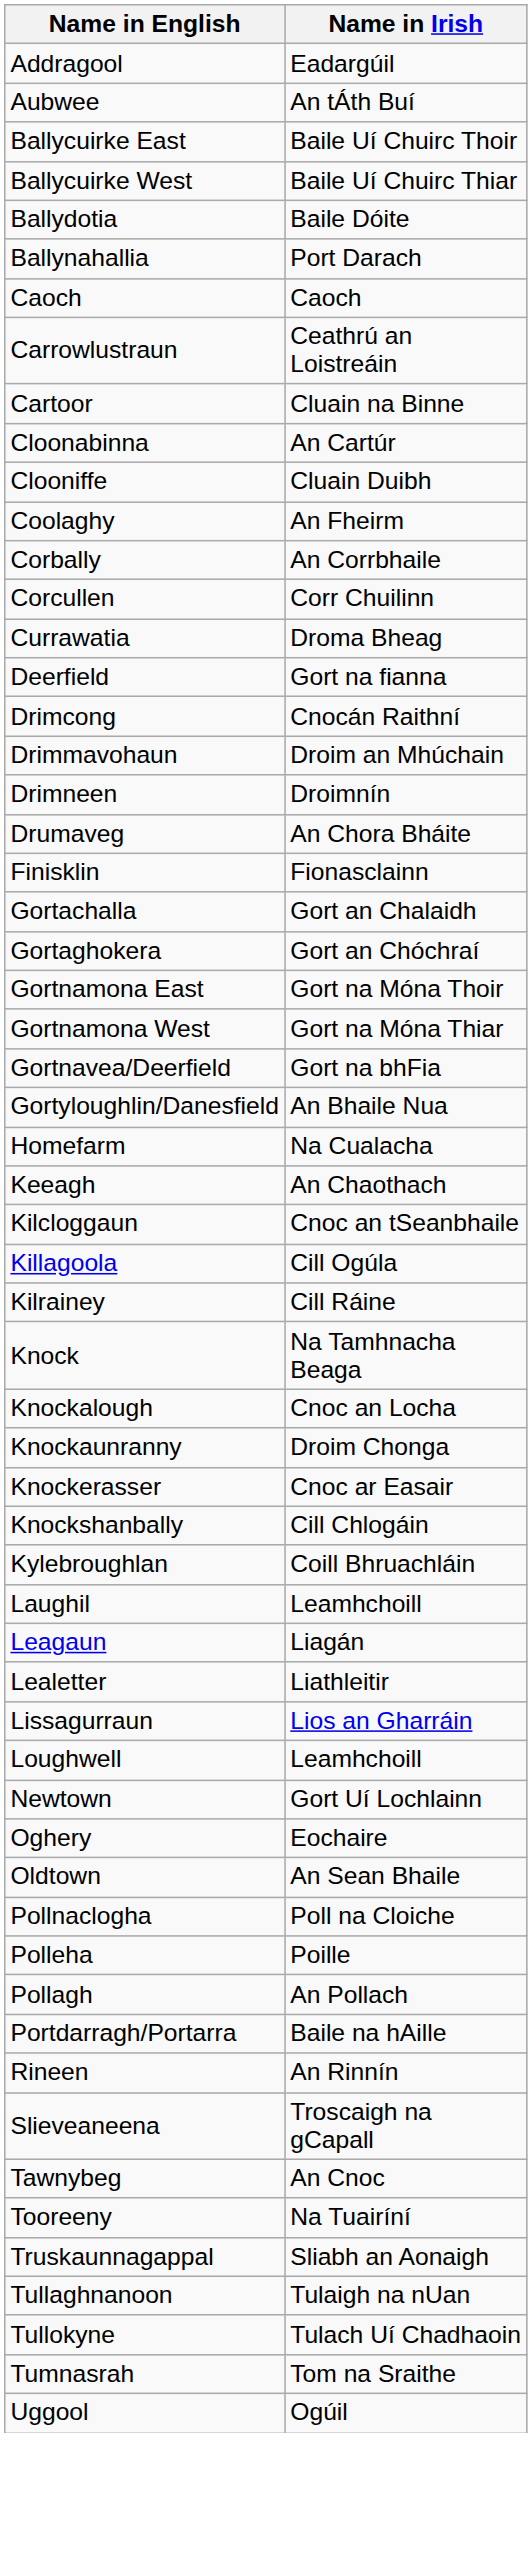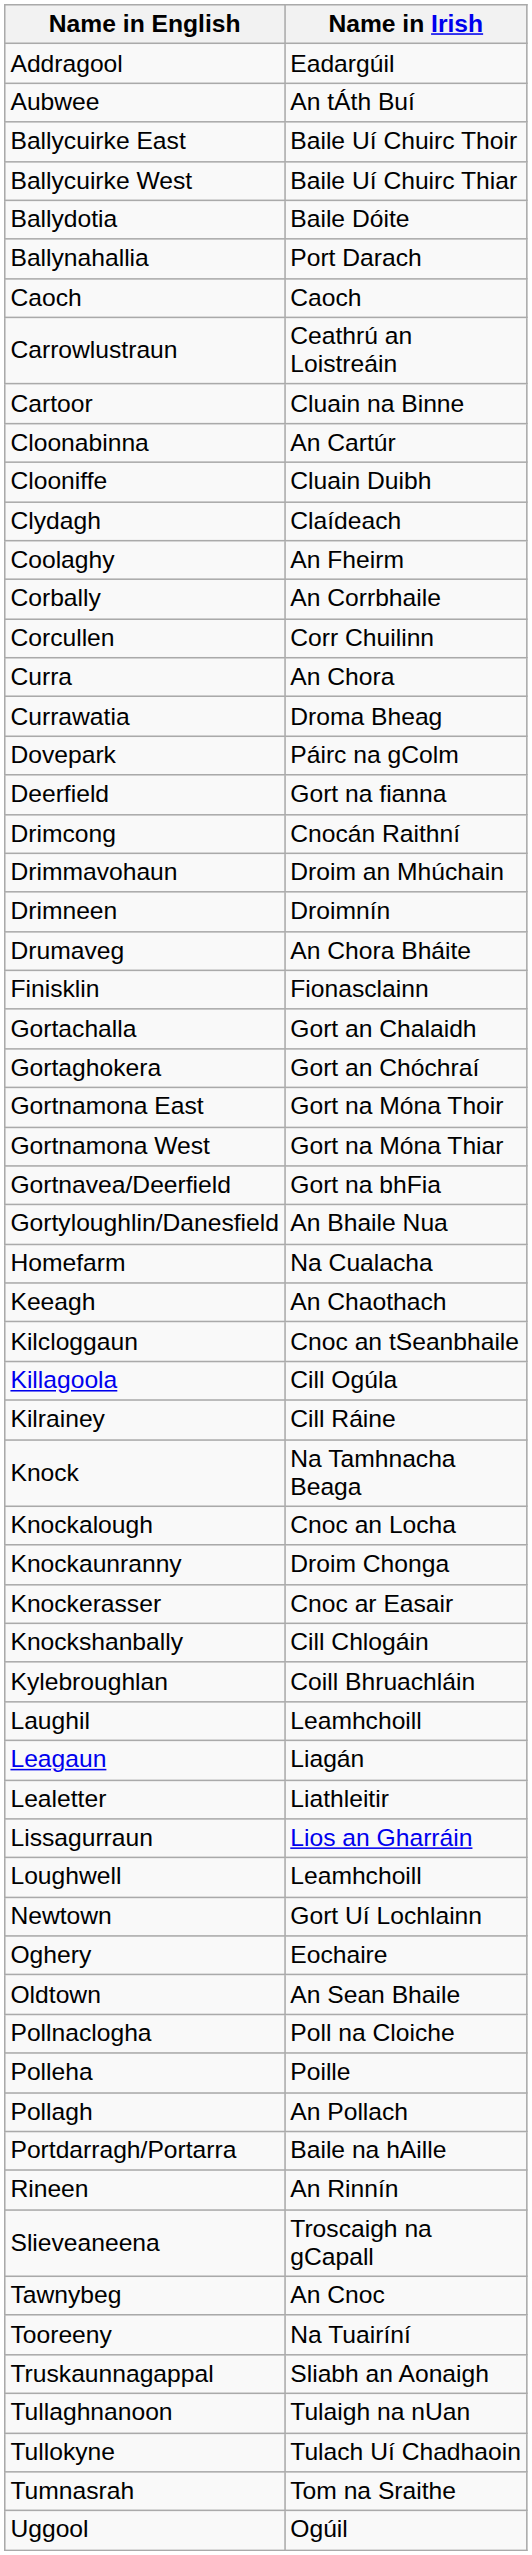+ row: (56, 520)
+ row: (41, 676)
+ row: (63, 755)
